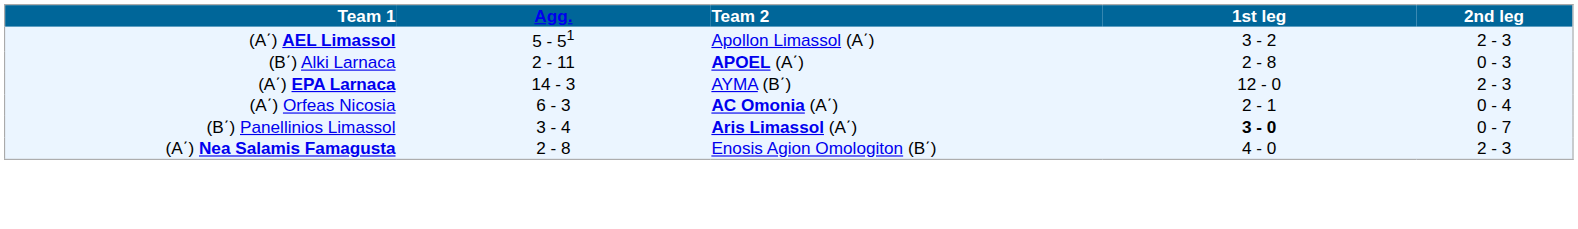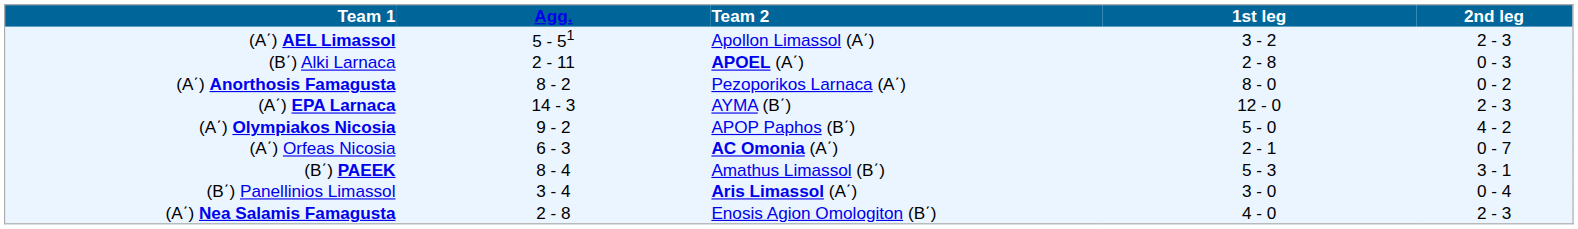+ row: (286, 84)
+ row: (297, 127)
(1494, 105) 0 - 4 -> (1494, 148) 0 - 7
+ row: (350, 170)
(1259, 127) bold -> (1259, 191) normal
(1494, 127) 0 - 7 -> (1494, 191) 0 - 4
